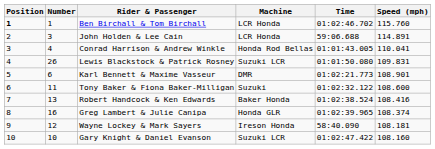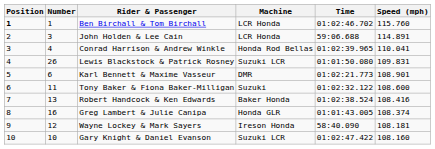(345, 49) 01:01:43.005 -> (345, 49) 01:02:39.965
(345, 112) 01:02:39.965 -> (345, 112) 01:01:43.005
